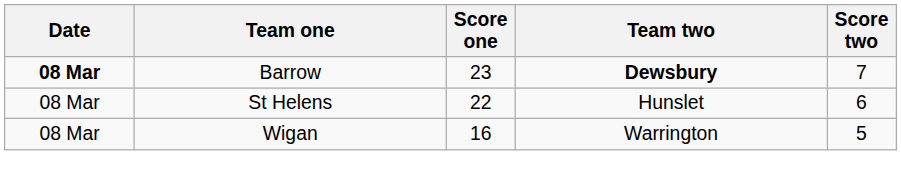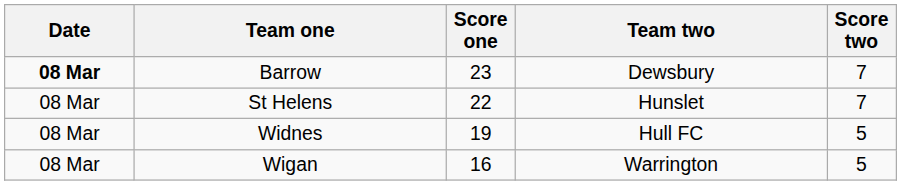(671, 72) bold -> (671, 72) normal
(862, 103) 6 -> (862, 103) 7
+ row: (290, 133)
